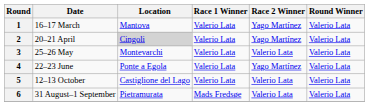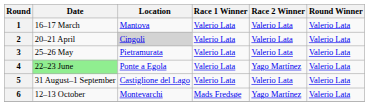(276, 24) Yago Martínez -> (272, 24) Valerio Lata
(276, 38) Yago Martínez -> (272, 38) Valerio Lata
(141, 52) Montevarchi -> (141, 52) Pietramurata
(54, 66) no background -> (54, 66) lightgreen background
(60, 80) 12–13 October -> (75, 80) 31 August–1 September
(75, 94) 31 August–1 September -> (60, 94) 12–13 October
(141, 94) Pietramurata -> (141, 94) Montevarchi
(272, 94) Valerio Lata -> (276, 94) Yago Martínez
